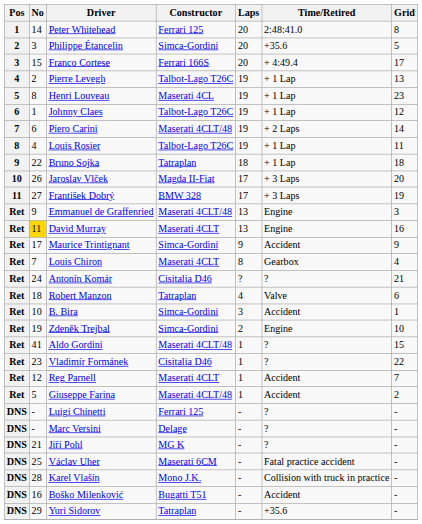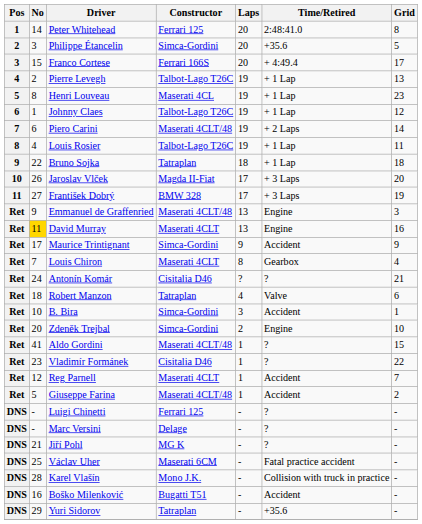(37, 329) 19 -> (37, 329) 20
